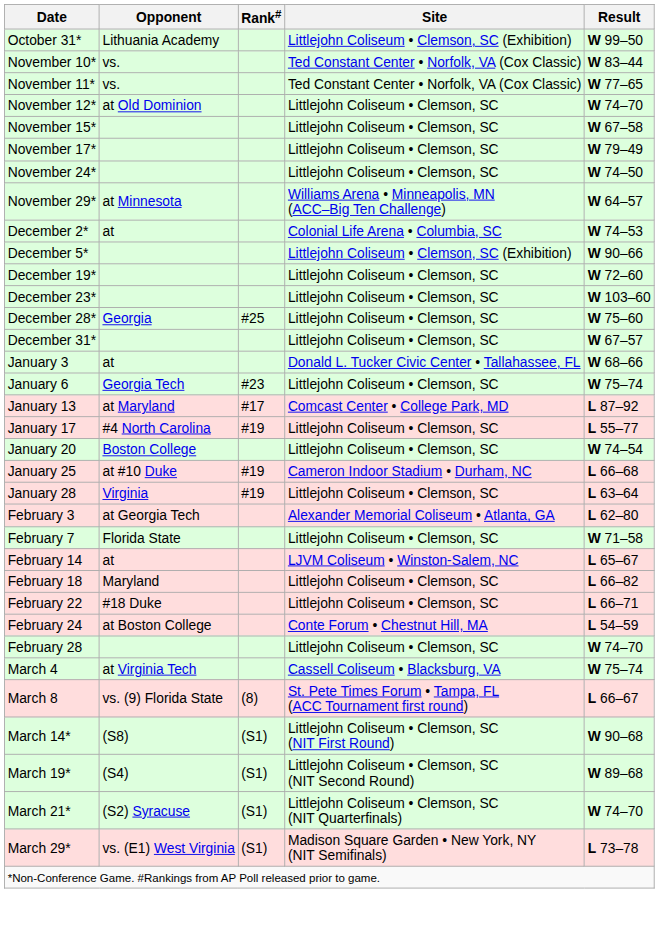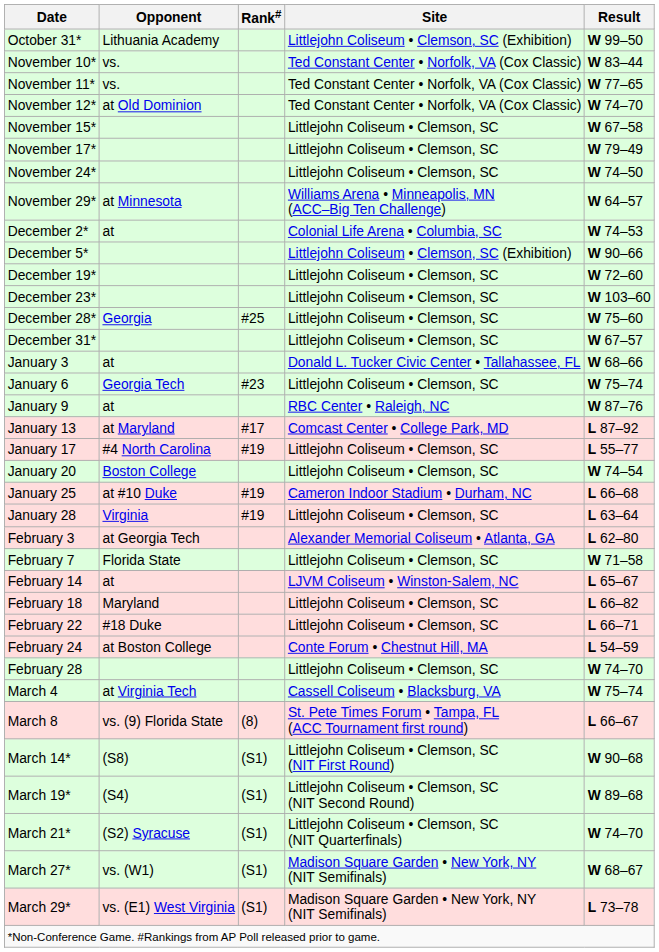(393, 106) Littlejohn Coliseum • Clemson, SC -> (435, 106) Ted Constant Center • Norfolk, VA (Cox Classic)
+ row: (38, 406)
+ row: (39, 870)
